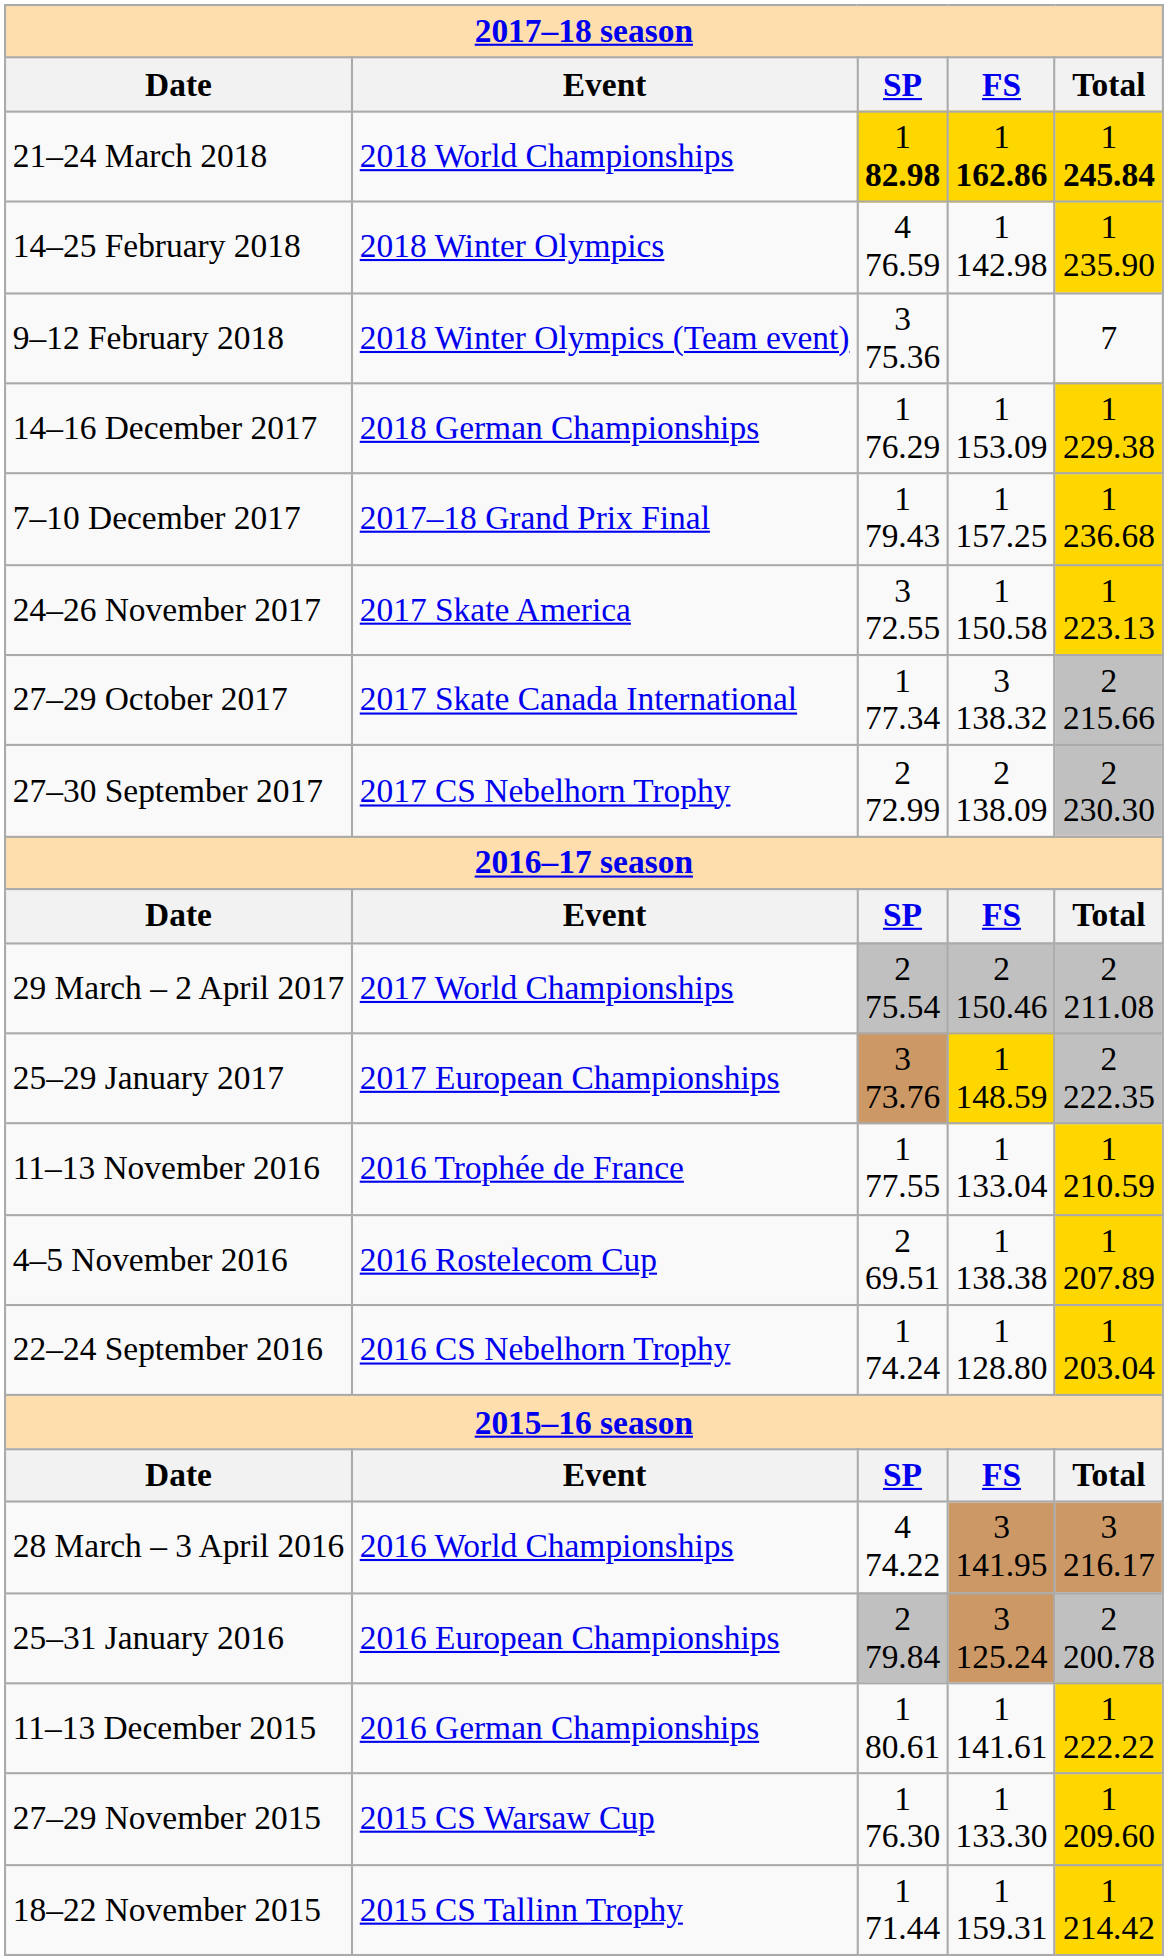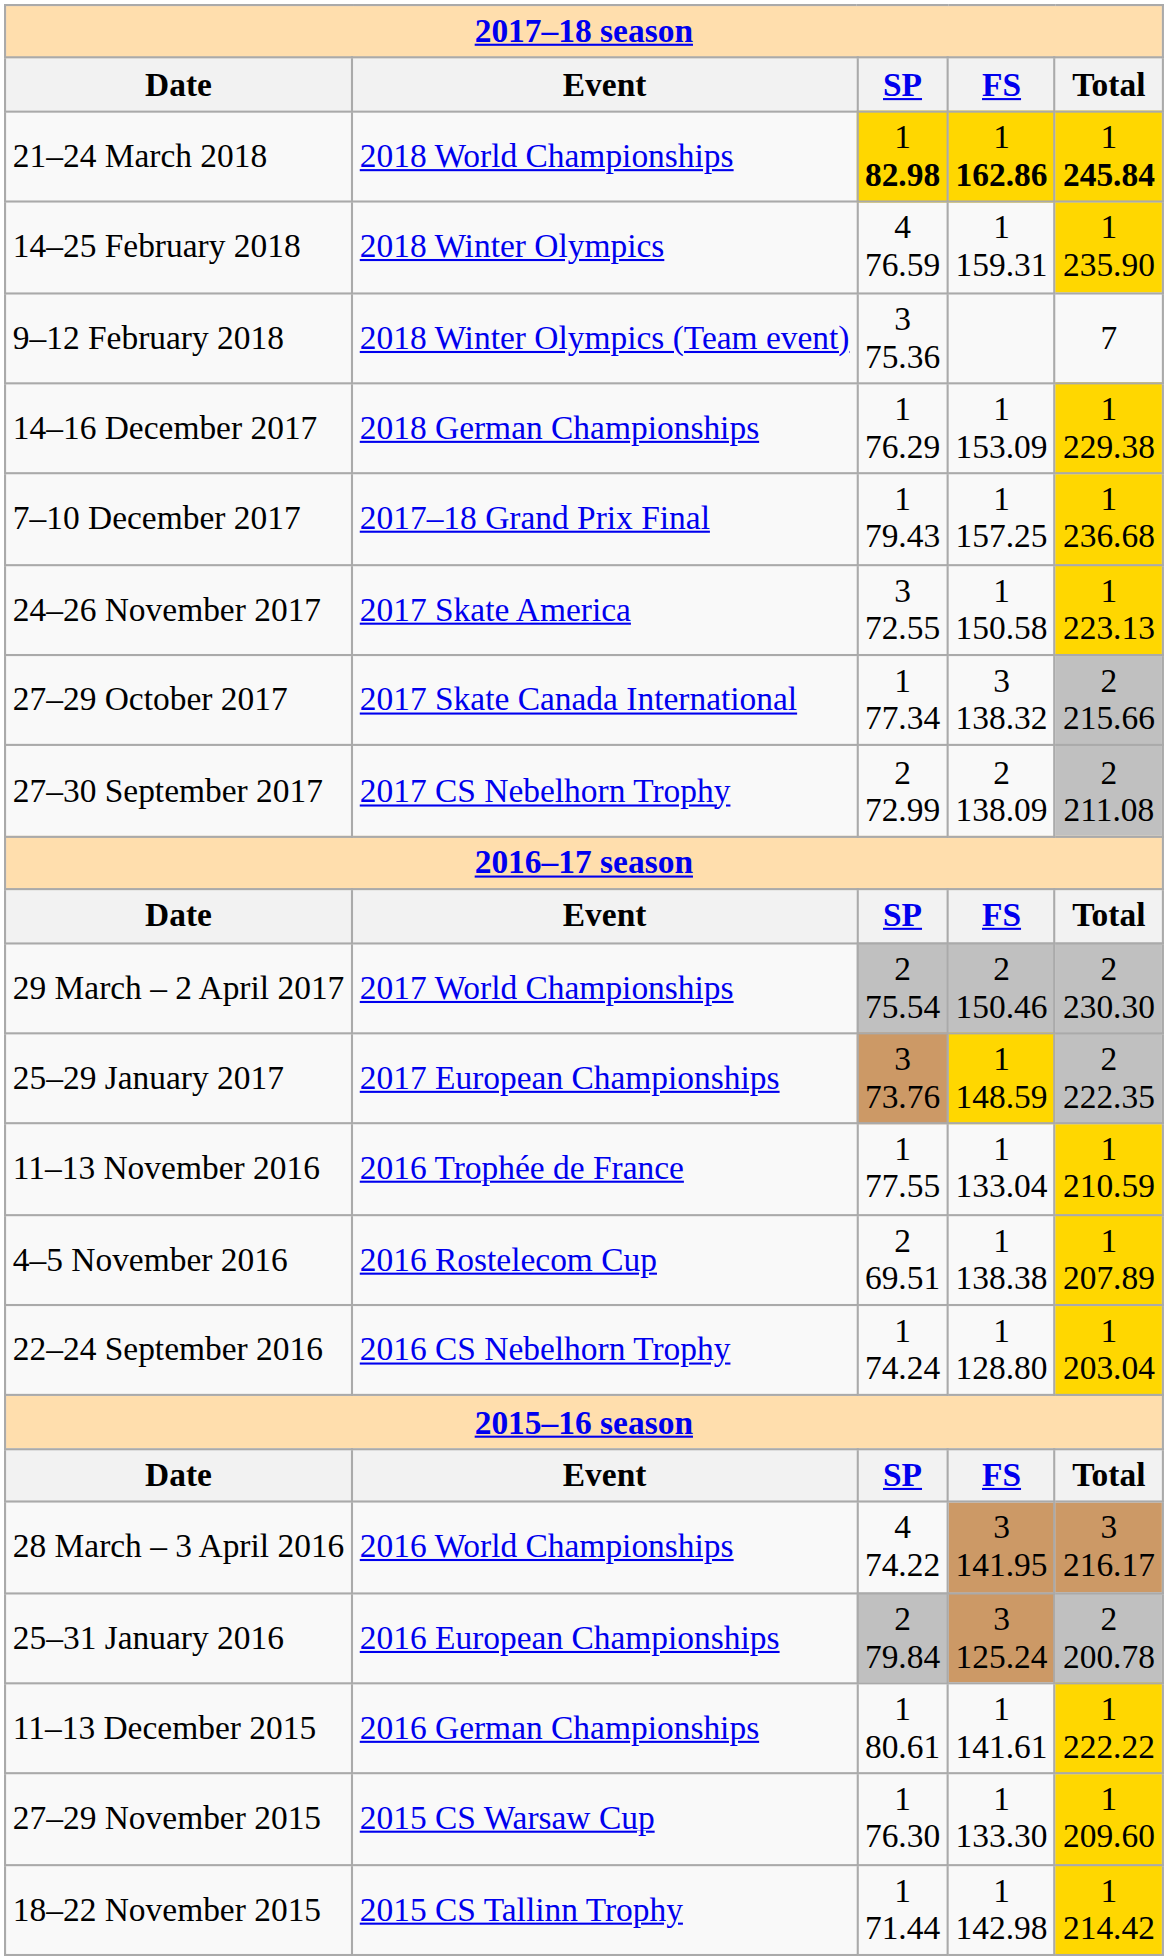(1002, 246) 1 142.98 -> (1002, 246) 1 159.31
(1109, 790) 2 230.30 -> (1109, 790) 2 211.08
(1109, 987) 2 211.08 -> (1109, 987) 2 230.30
(1002, 1909) 1 159.31 -> (1002, 1909) 1 142.98
